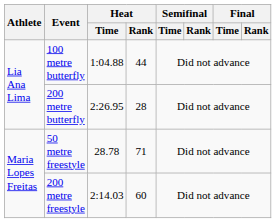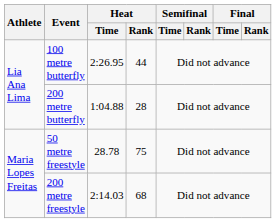(107, 62) 1:04.88 -> (107, 62) 2:26.95
(107, 107) 2:26.95 -> (107, 107) 1:04.88
(141, 151) 71 -> (141, 151) 75
(141, 196) 60 -> (141, 196) 68
